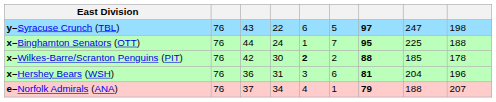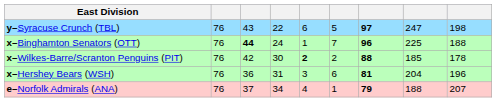(248, 43) normal -> (248, 43) bold
(366, 43) 95 -> (366, 43) 96
